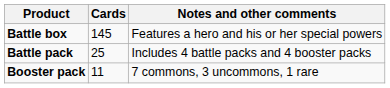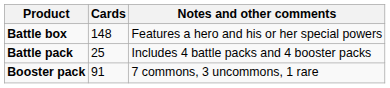(101, 33) 145 -> (101, 33) 148
(97, 72) 11 -> (98, 72) 91
